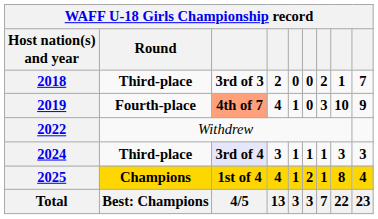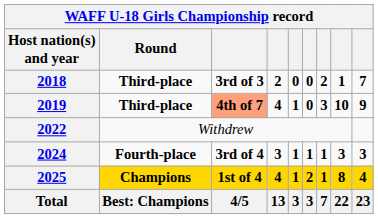(155, 106) Fourth-place -> (155, 106) Third-place
(155, 153) Third-place -> (155, 153) Fourth-place
(240, 153) lavender background -> (240, 153) no background
